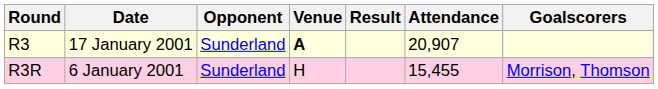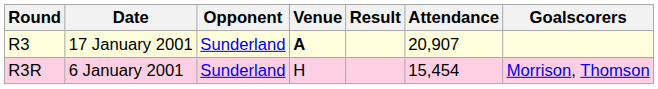(434, 70) 15,455 -> (434, 70) 15,454
